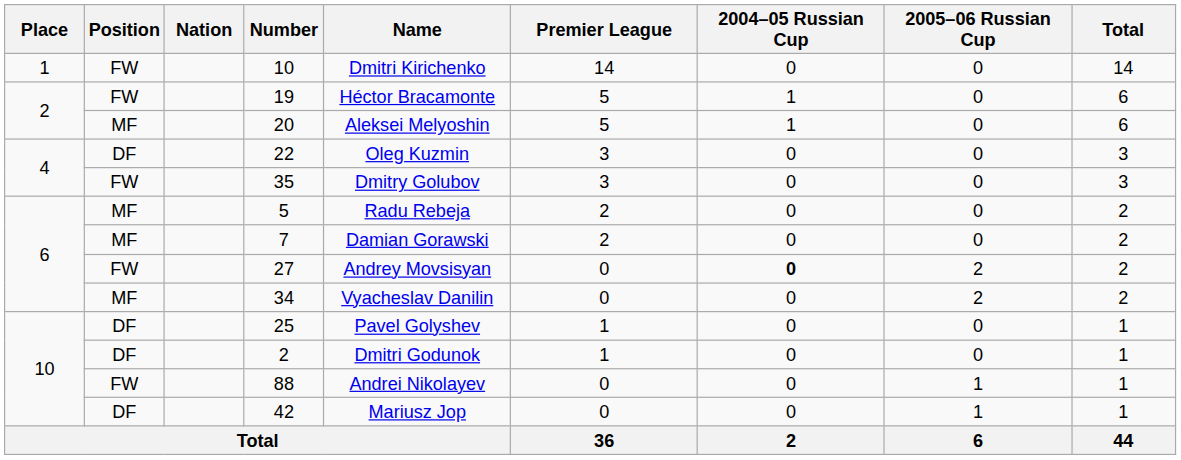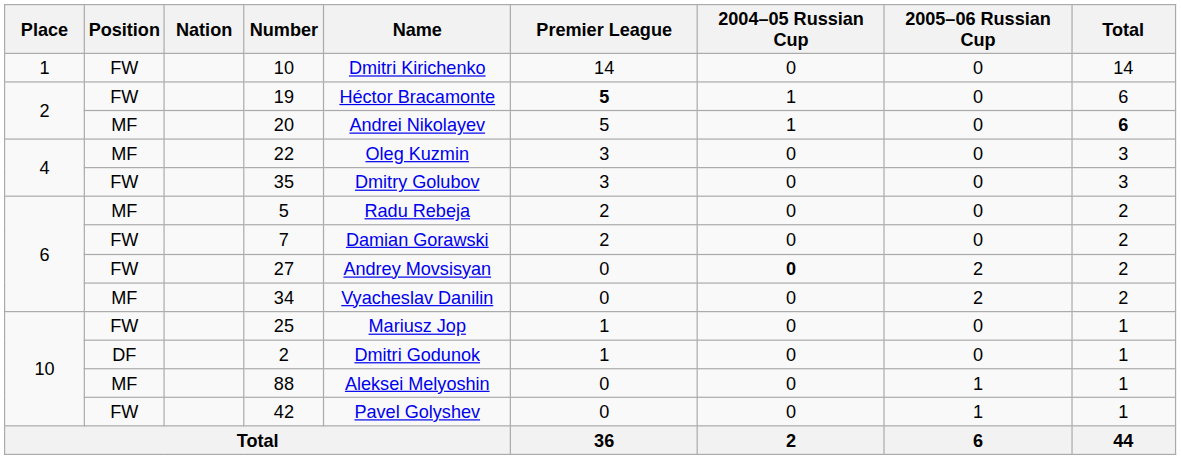(604, 97) normal -> (604, 97) bold
(417, 125) Aleksei Melyoshin -> (417, 125) Andrei Nikolayev
(1123, 125) normal -> (1123, 125) bold
(124, 154) DF -> (124, 154) MF
(124, 240) MF -> (124, 240) FW
(124, 326) DF -> (124, 326) FW
(417, 326) Pavel Golyshev -> (417, 326) Mariusz Jop
(124, 383) FW -> (124, 383) MF
(417, 383) Andrei Nikolayev -> (417, 383) Aleksei Melyoshin
(124, 412) DF -> (124, 412) FW
(417, 412) Mariusz Jop -> (417, 412) Pavel Golyshev
